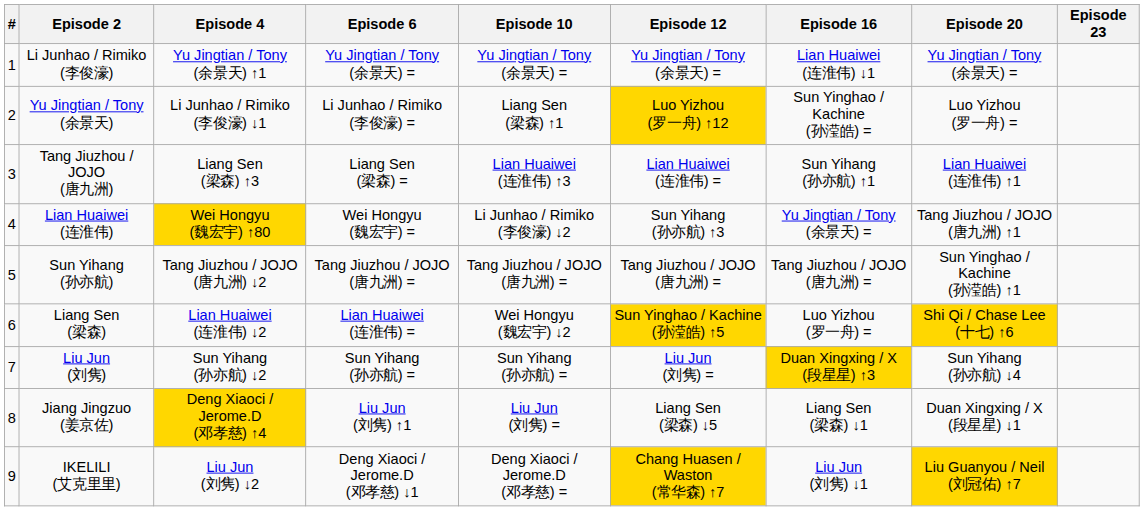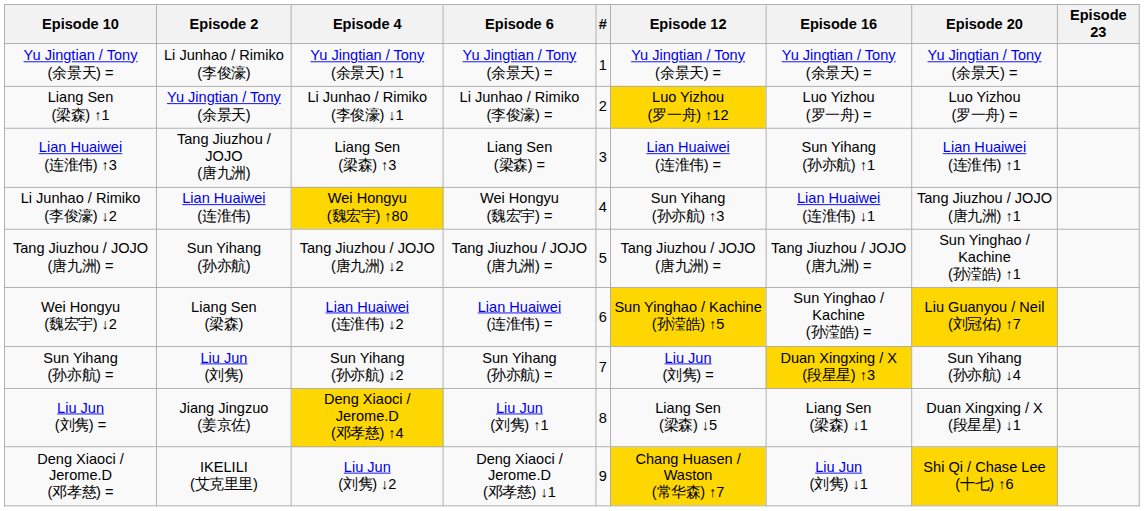columns swapped: (12, 24) <-> (534, 24)
(839, 64) Lian Huaiwei (连淮伟) ↓1 -> (839, 64) Yu Jingtian / Tony (余景天) =
(839, 114) Sun Yinghao / Kachine (孙滢皓) = -> (839, 106) Luo Yizhou (罗一舟) =
(839, 223) Yu Jingtian / Tony (余景天) = -> (839, 207) Lian Huaiwei (连淮伟) ↓1
(839, 324) Luo Yizhou (罗一舟) = -> (839, 316) Sun Yinghao / Kachine (孙滢皓) =
(984, 324) Shi Qi / Chase Lee (十七) ↑6 -> (984, 316) Liu Guanyou / Neil (刘冠佑) ↑7
(984, 475) Liu Guanyou / Neil (刘冠佑) ↑7 -> (984, 475) Shi Qi / Chase Lee (十七) ↑6
